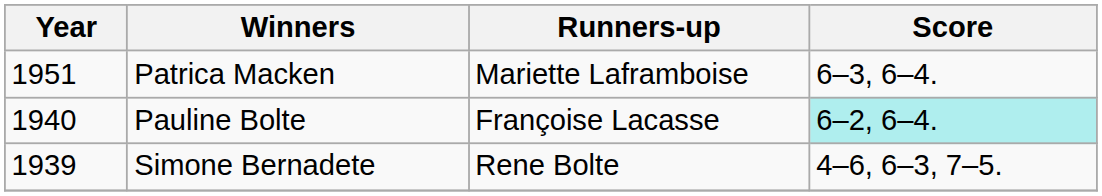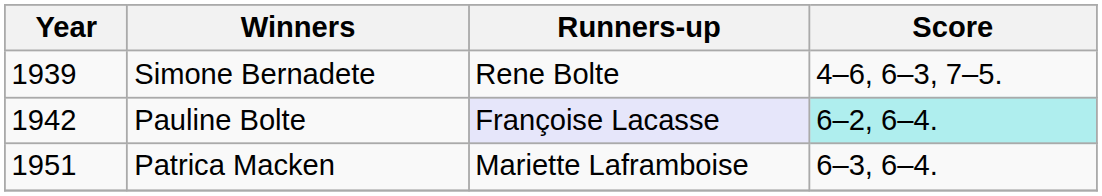rows swapped: (255, 166) <-> (235, 73)
(44, 119) 1940 -> (44, 119) 1942
(597, 119) no background -> (597, 119) lavender background
